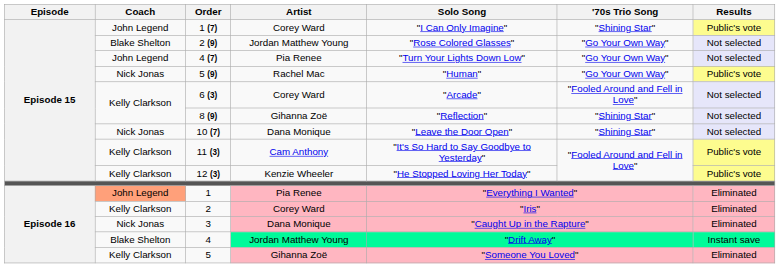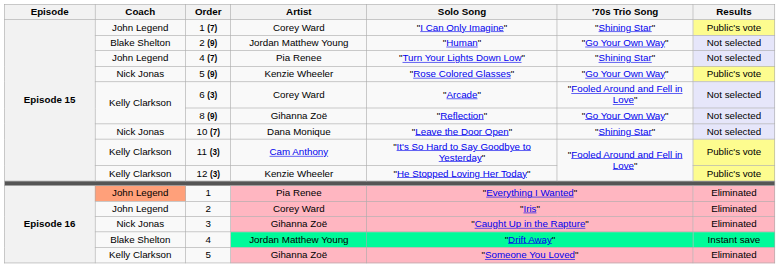(462, 43) "Rose Colored Glasses" -> (462, 43) "Human"
(625, 58) "Go Your Own Way" -> (625, 58) "Shining Star"
(299, 74) Rachel Mac -> (299, 74) Kenzie Wheeler
(462, 74) "Human" -> (462, 74) "Rose Colored Glasses"
(625, 116) "Shining Star" -> (625, 116) "Go Your Own Way"
(140, 208) Kelly Clarkson -> (140, 208) John Legend
(299, 224) Dana Monique -> (299, 224) Gihanna Zoë
